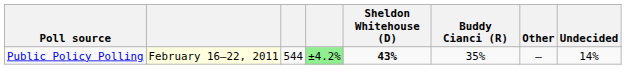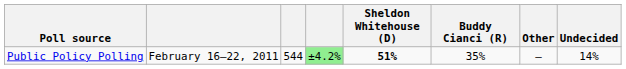(214, 56) lightyellow background -> (214, 56) no background
(387, 56) 43% -> (387, 56) 51%
